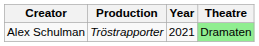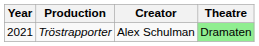columns swapped: (182, 13) <-> (46, 13)
